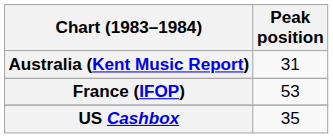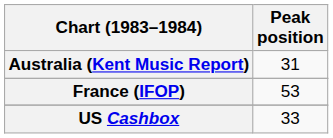(290, 118) 35 -> (290, 118) 33
